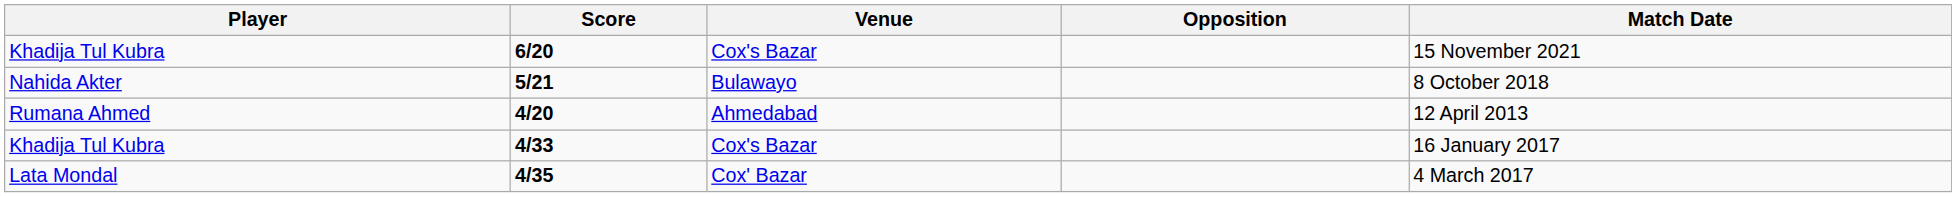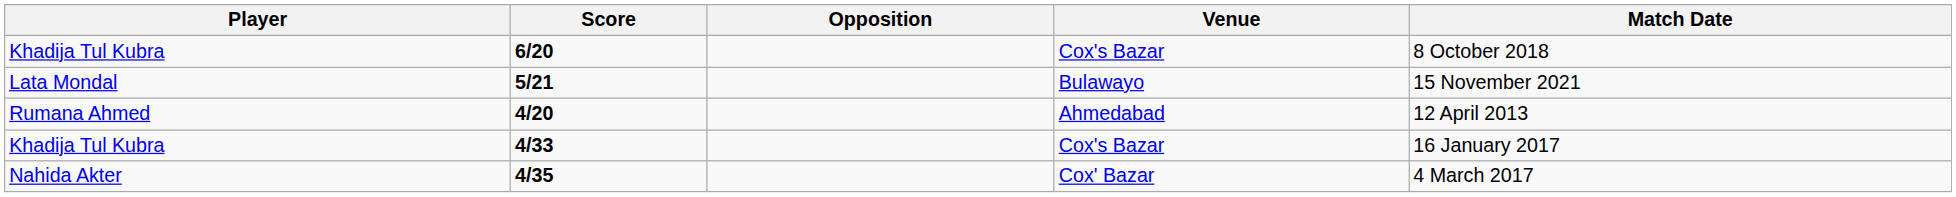columns swapped: (1235, 20) <-> (884, 20)
(1497, 51) 15 November 2021 -> (1481, 51) 8 October 2018
(65, 82) Nahida Akter -> (63, 82) Lata Mondal
(1481, 82) 8 October 2018 -> (1497, 82) 15 November 2021
(63, 176) Lata Mondal -> (65, 176) Nahida Akter
